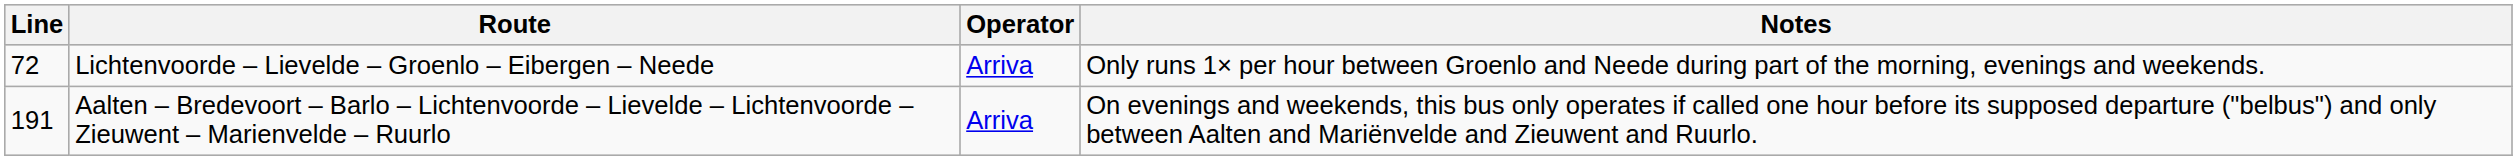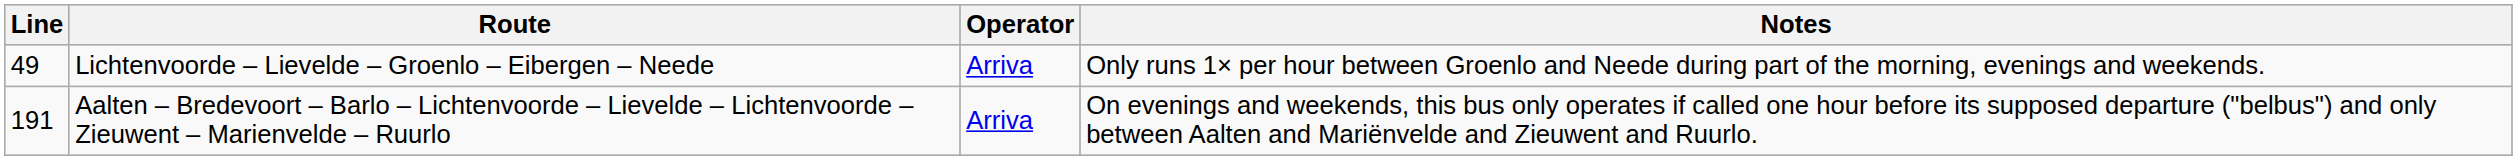(25, 65) 72 -> (25, 65) 49
